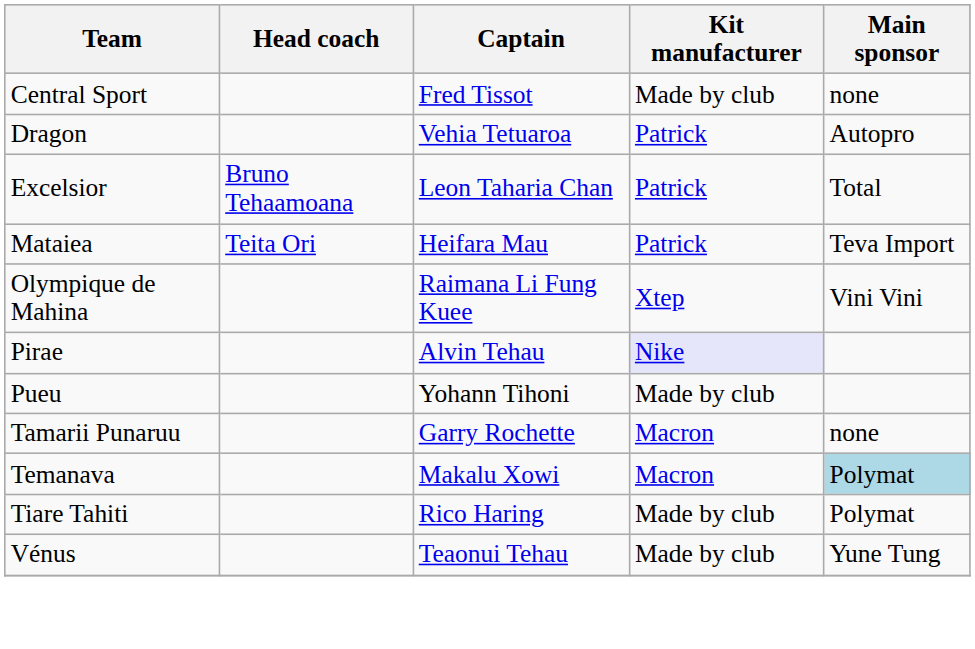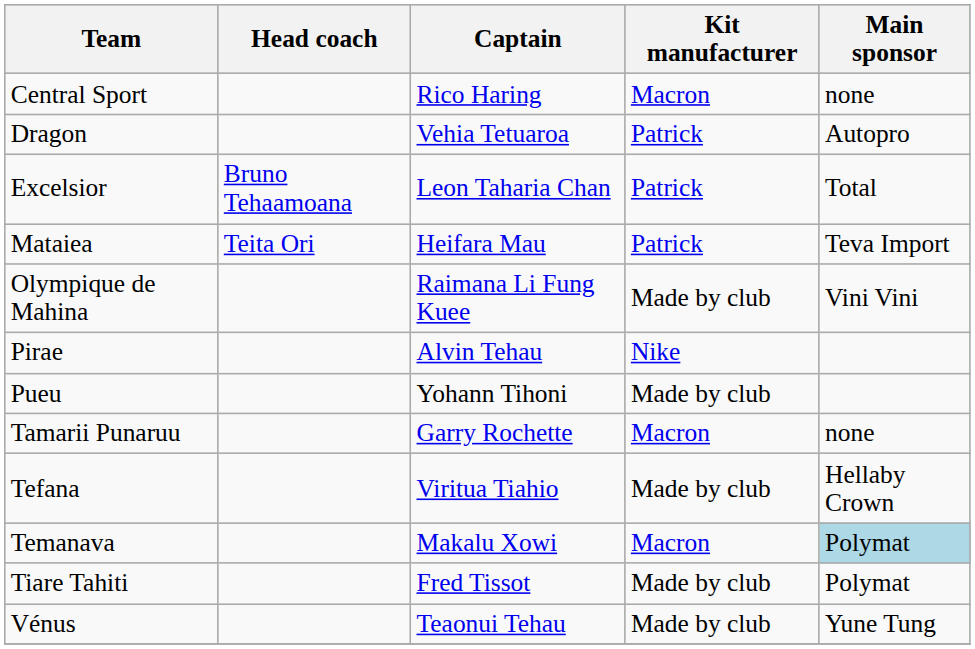(476, 93) Fred Tissot -> (479, 93) Rico Haring
(705, 93) Made by club -> (670, 93) Macron
(660, 297) Xtep -> (701, 297) Made by club
(660, 352) lavender background -> (656, 352) no background
+ row: (45, 487)
(481, 513) Rico Haring -> (473, 582) Fred Tissot
